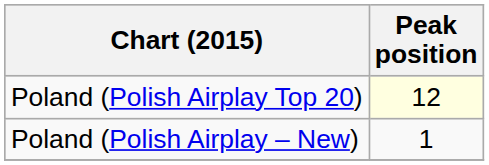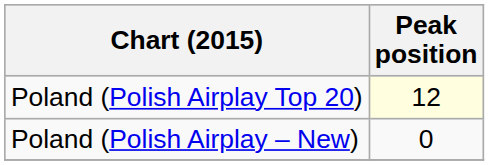(426, 138) 1 -> (426, 138) 0
